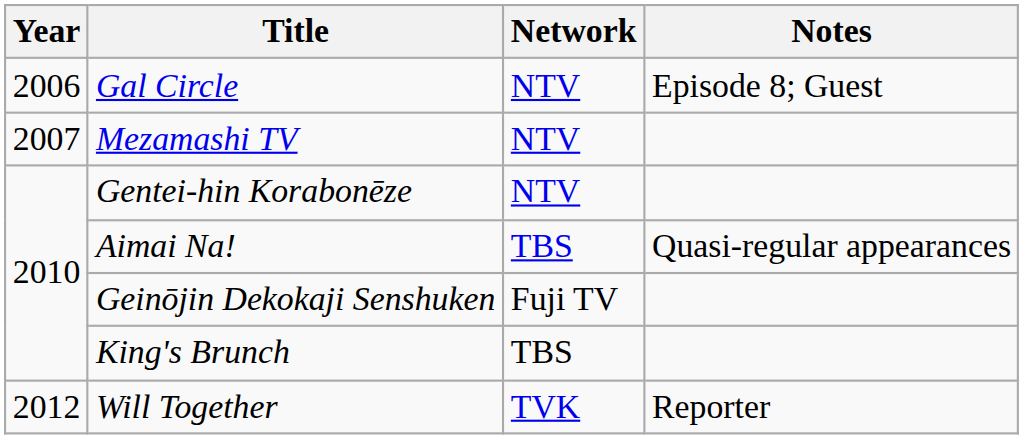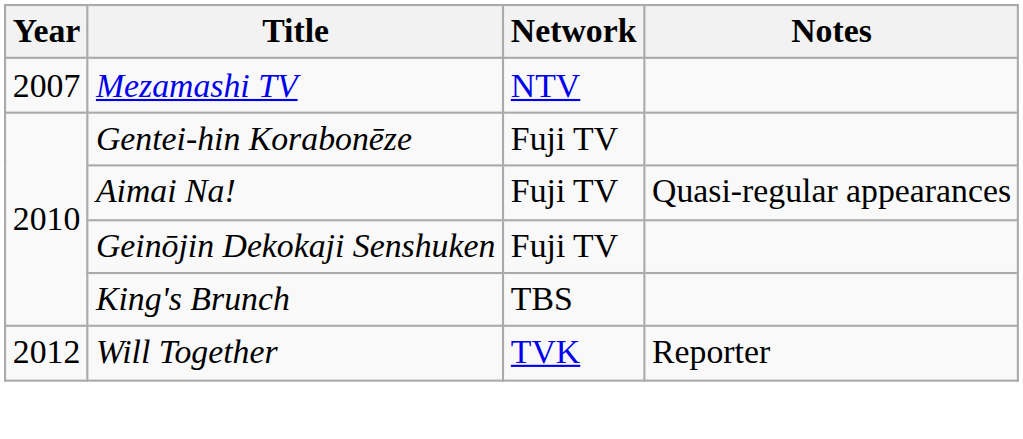- row: (167, 84)
(546, 191) NTV -> (564, 138) Fuji TV
(542, 245) TBS -> (564, 191) Fuji TV
